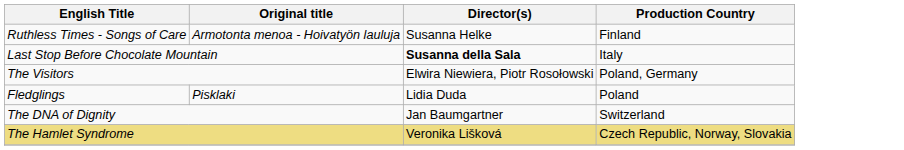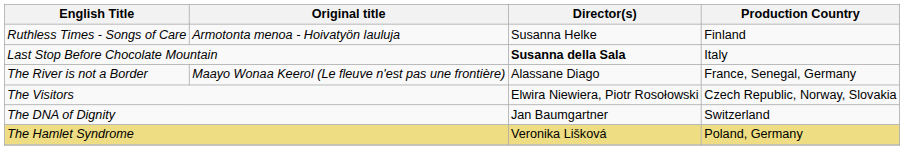+ row: (78, 74)
(649, 74) Poland, Germany -> (800, 94) Czech Republic, Norway, Slovakia
- row: (36, 94)
(695, 134) Czech Republic, Norway, Slovakia -> (754, 134) Poland, Germany
